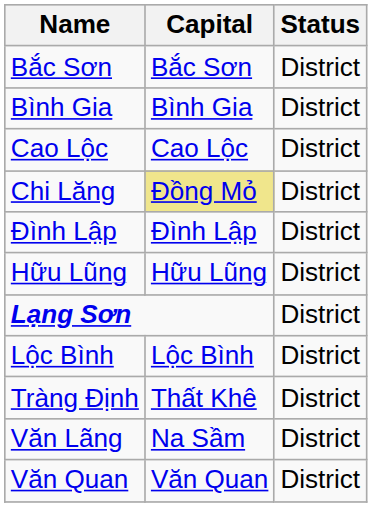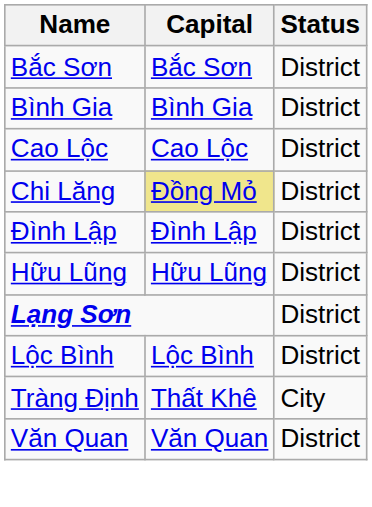(320, 397) District -> (303, 397) City
- row: (67, 438)
